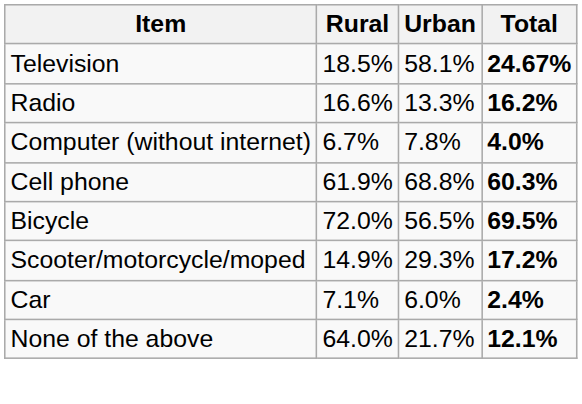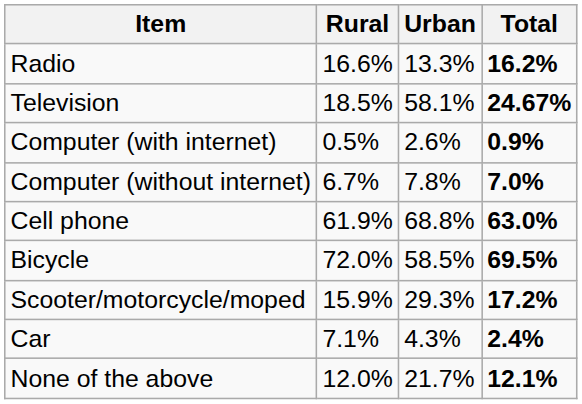rows swapped: (43, 102) <-> (65, 63)
+ row: (143, 142)
(516, 142) 4.0% -> (516, 181) 7.0%
(522, 181) 60.3% -> (522, 220) 63.0%
(439, 220) 56.5% -> (439, 260) 58.5%
(358, 260) 14.9% -> (358, 299) 15.9%
(432, 299) 6.0% -> (432, 338) 4.3%
(358, 338) 64.0% -> (358, 378) 12.0%
